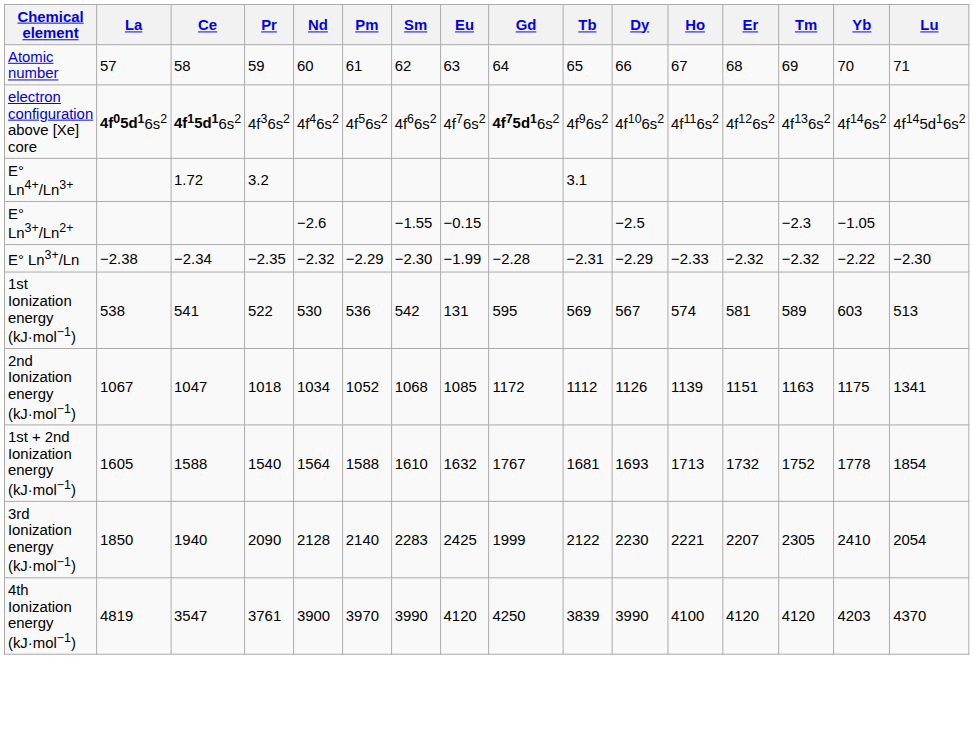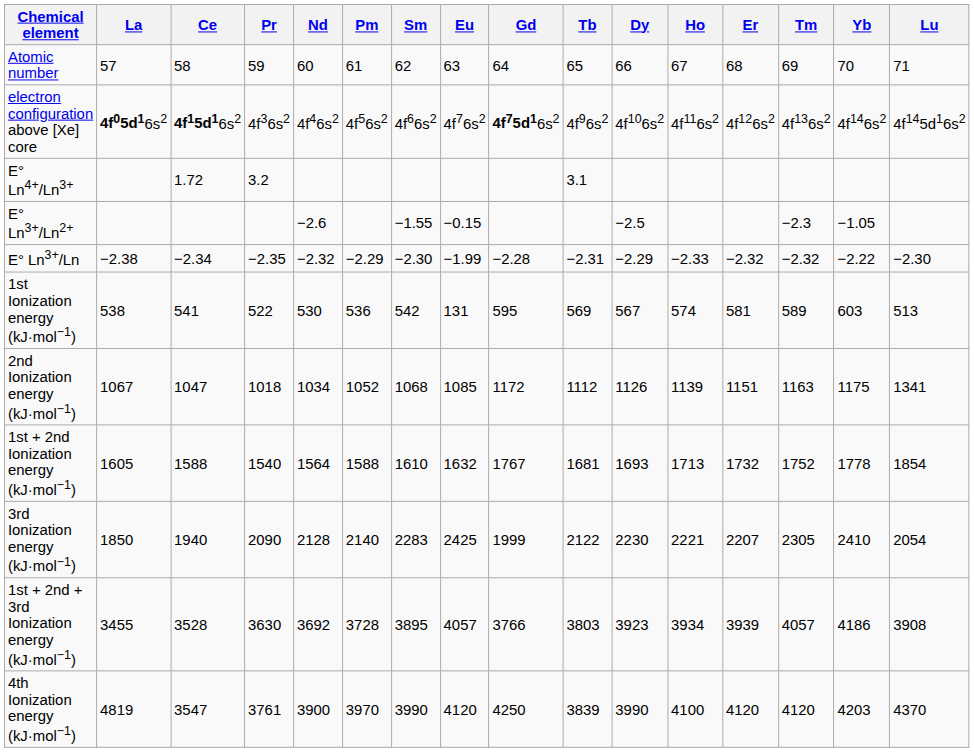+ row: (45, 625)
